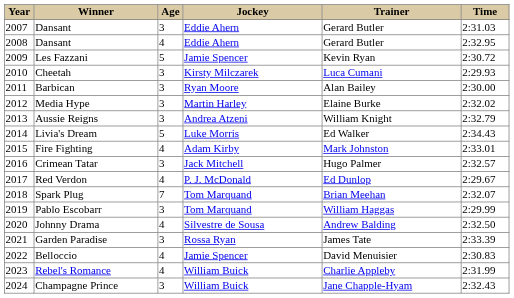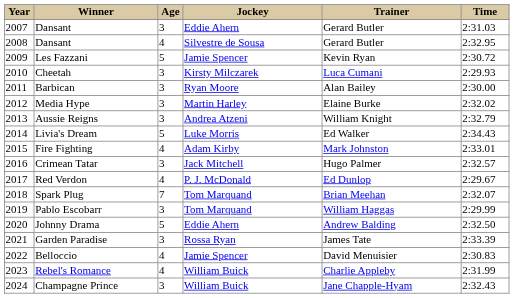(212, 42) Eddie Ahern -> (224, 42) Silvestre de Sousa
(162, 224) 4 -> (162, 224) 5
(224, 224) Silvestre de Sousa -> (212, 224) Eddie Ahern
